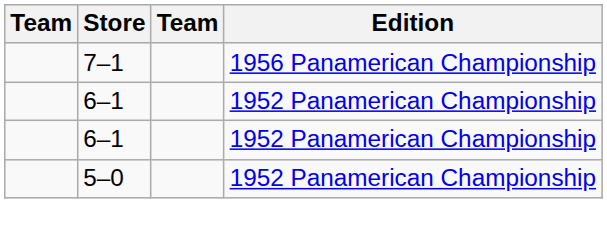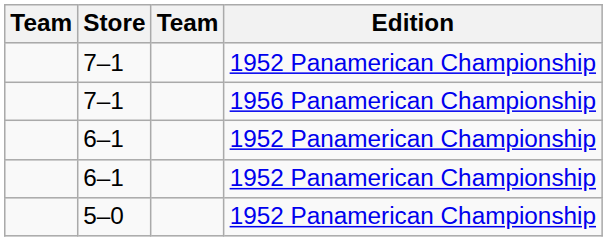+ row: (104, 62)
